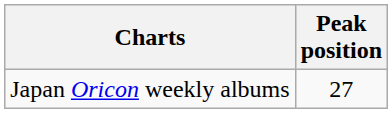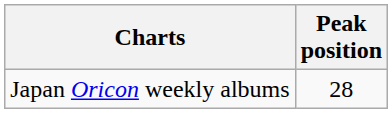(341, 88) 27 -> (341, 88) 28
